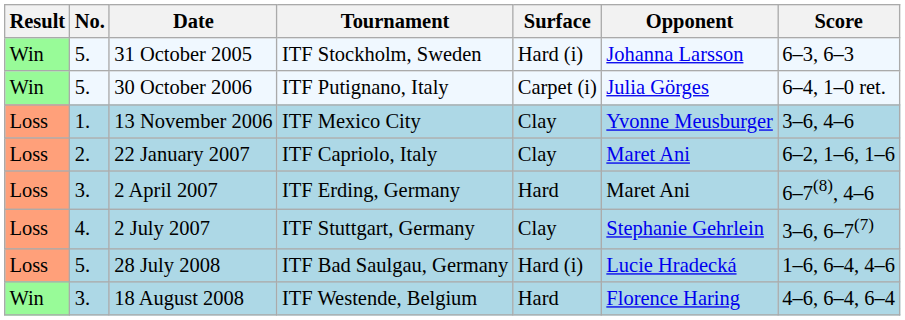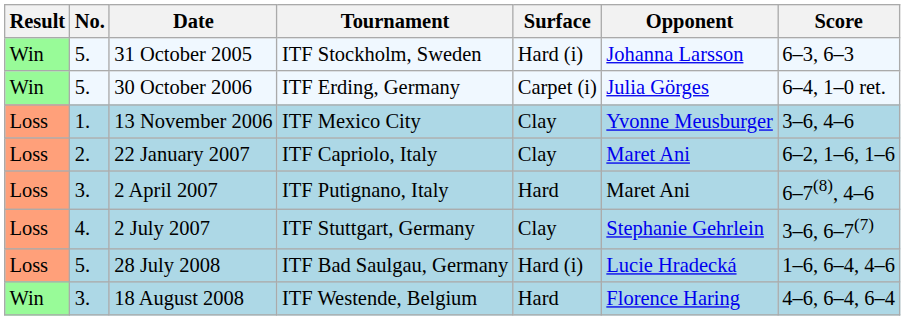(365, 87) ITF Putignano, Italy -> (371, 87) ITF Erding, Germany
(371, 189) ITF Erding, Germany -> (365, 189) ITF Putignano, Italy
